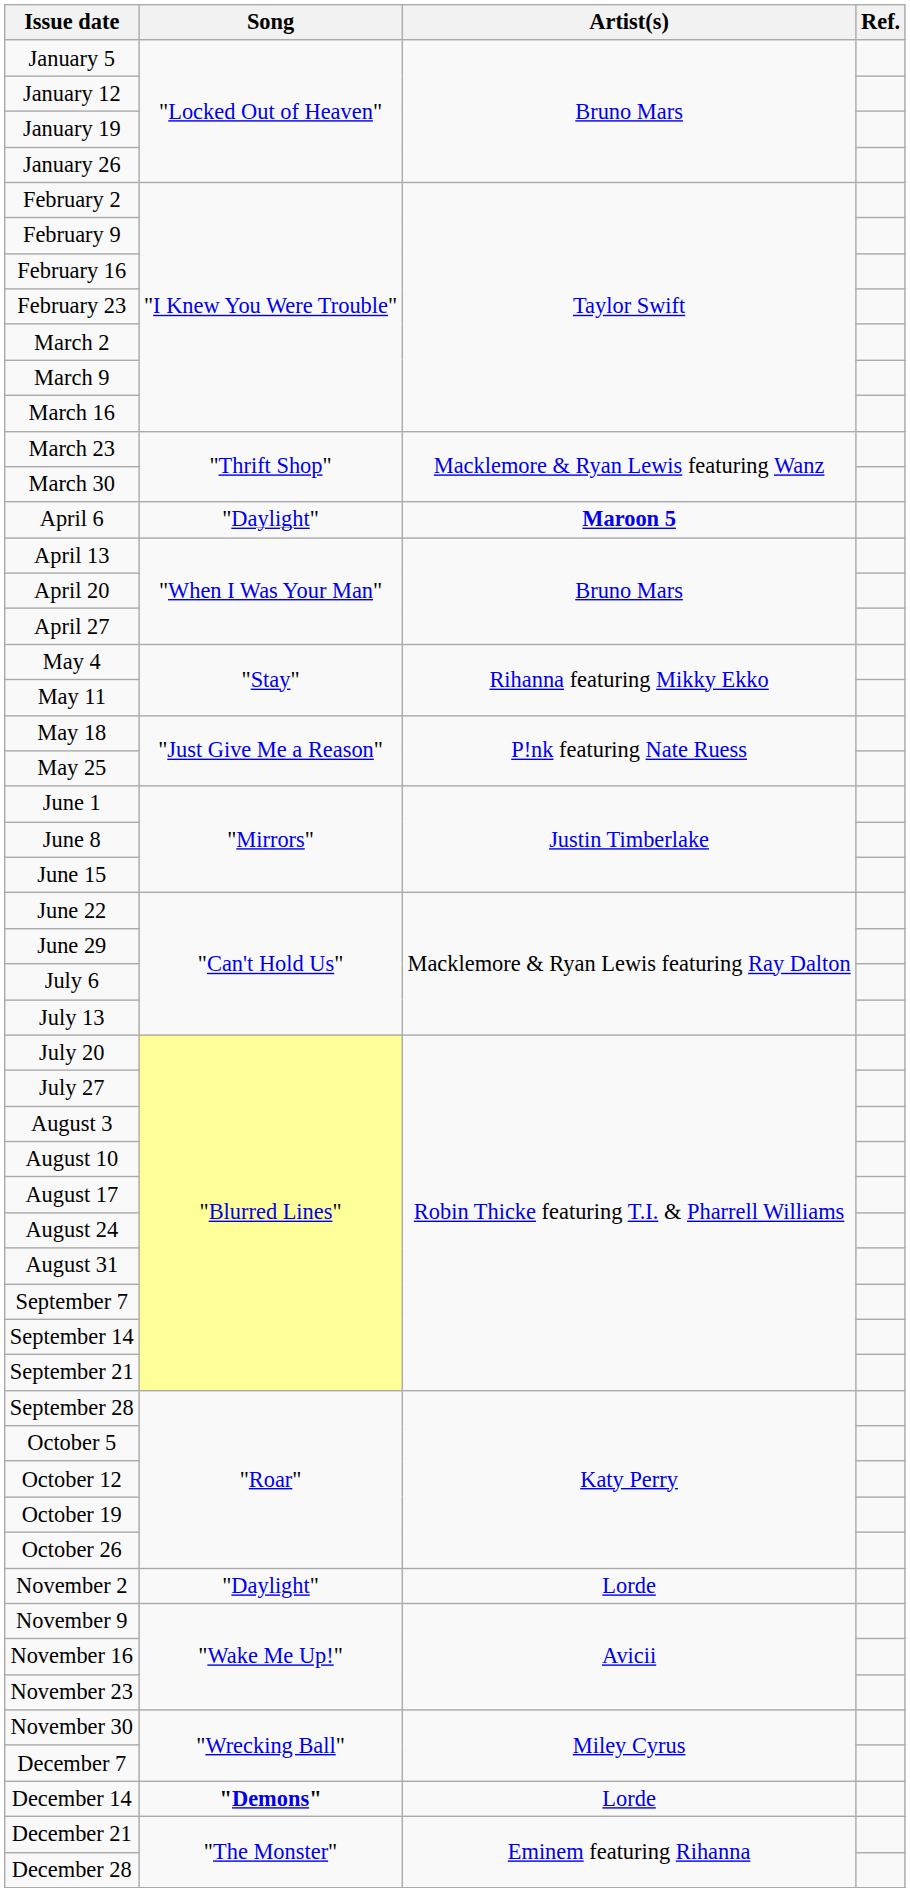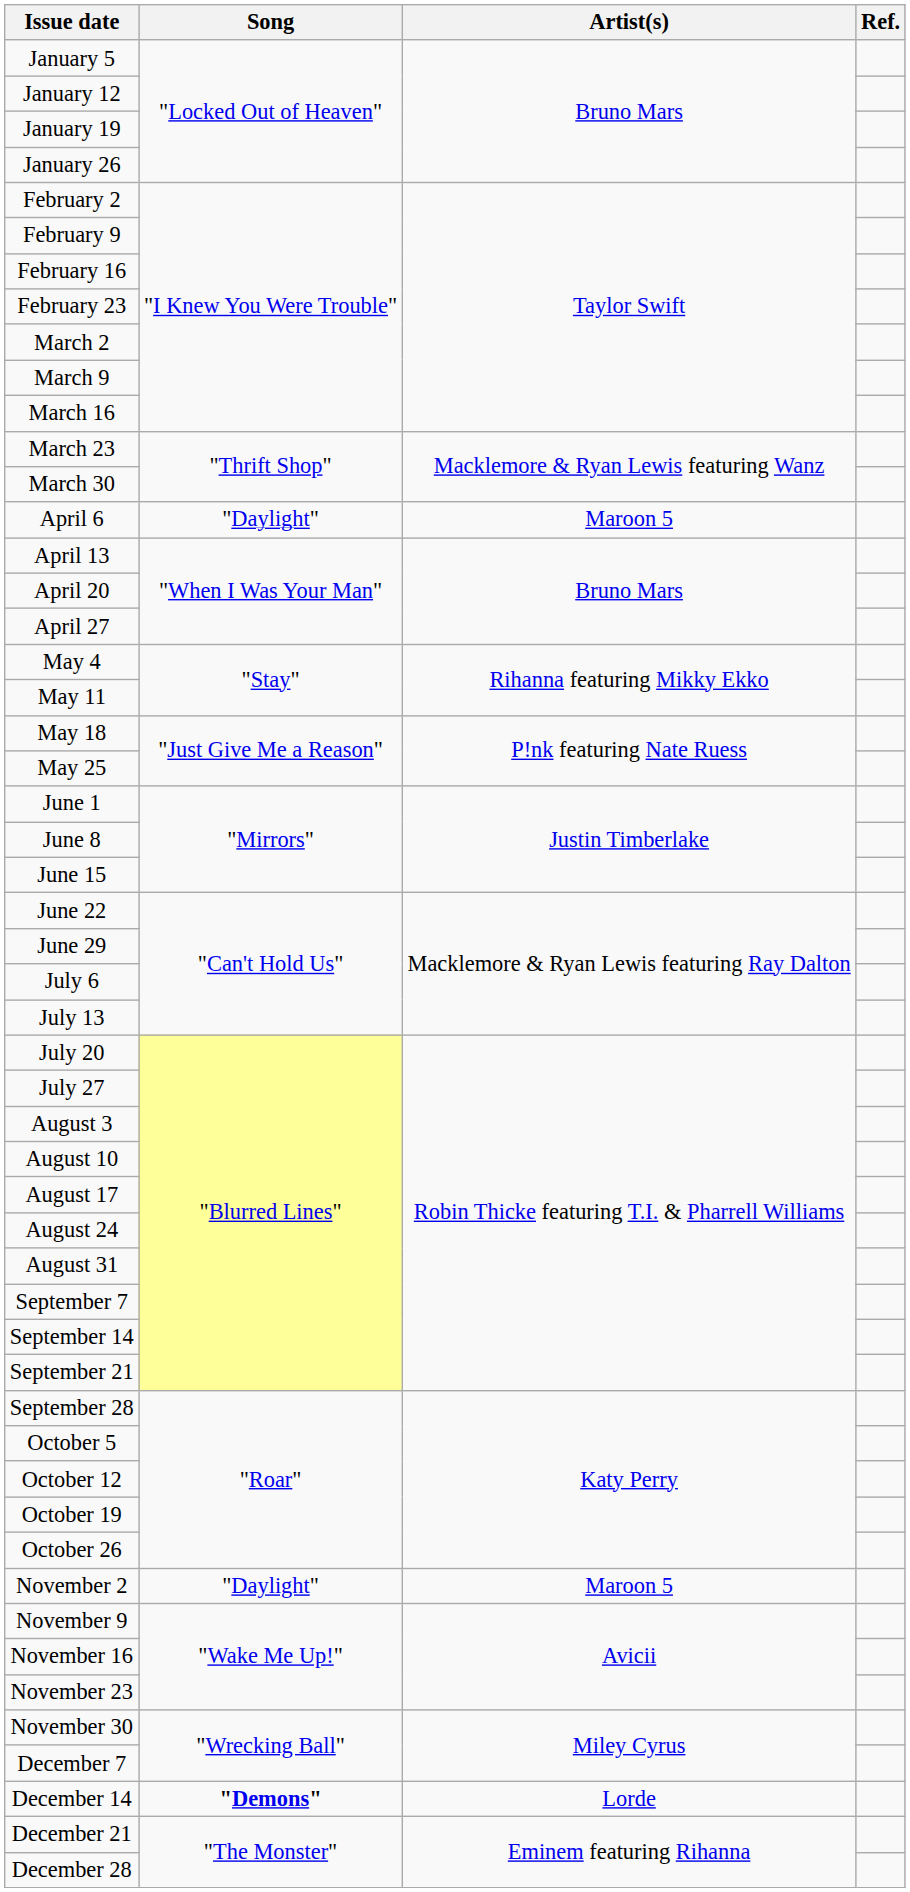(629, 519) bold -> (629, 519) normal
(629, 1585) Lorde -> (629, 1585) Maroon 5
